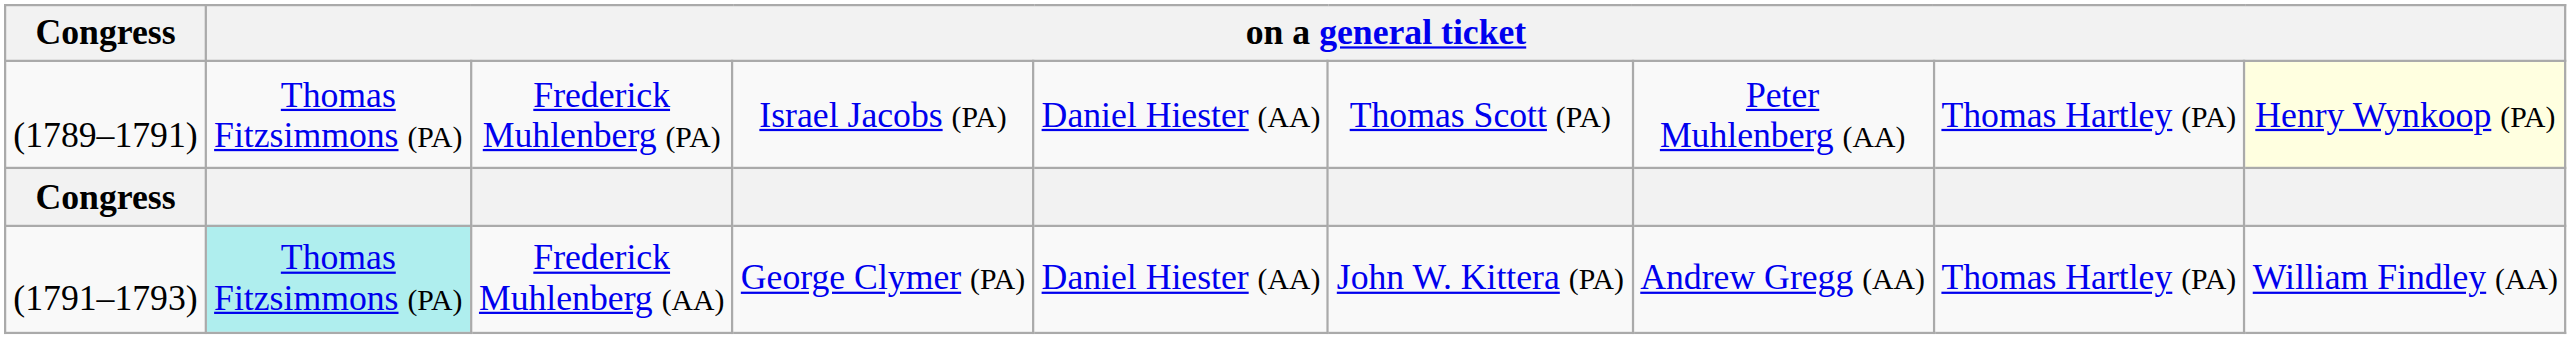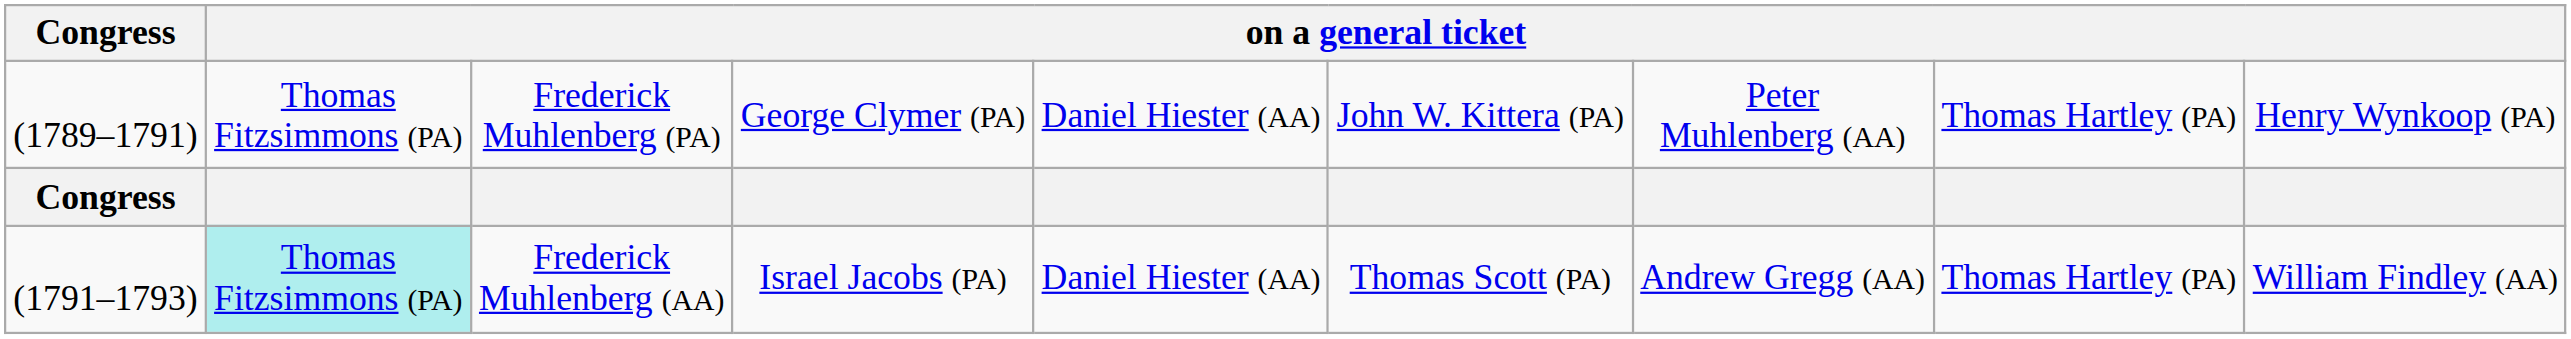(883, 114) Israel Jacobs (PA) -> (883, 114) George Clymer (PA)
(1480, 114) Thomas Scott (PA) -> (1480, 114) John W. Kittera (PA)
(2405, 114) lightyellow background -> (2405, 114) no background
(883, 278) George Clymer (PA) -> (883, 278) Israel Jacobs (PA)
(1480, 278) John W. Kittera (PA) -> (1480, 278) Thomas Scott (PA)
